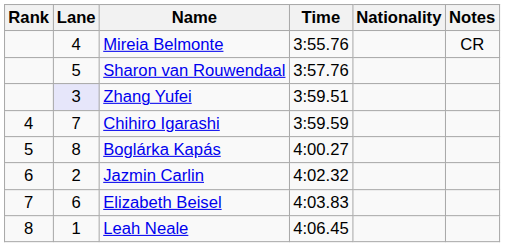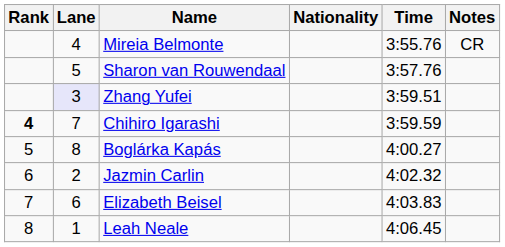columns swapped: (399, 17) <-> (321, 17)
(29, 123) normal -> (29, 123) bold
